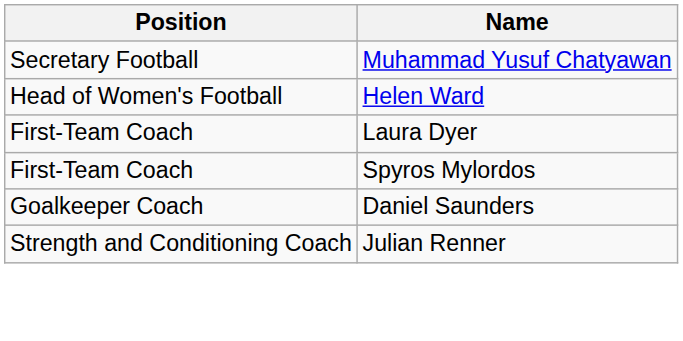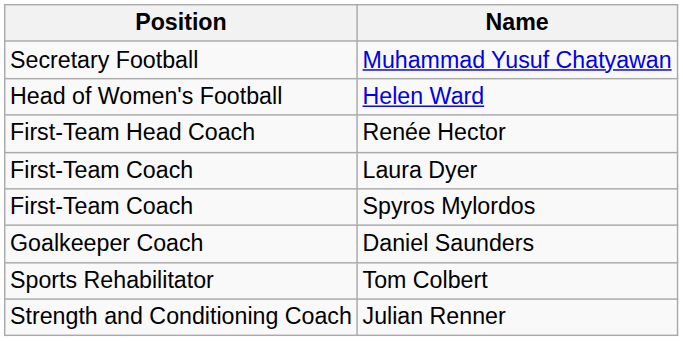+ row: (434, 133)
+ row: (425, 280)
